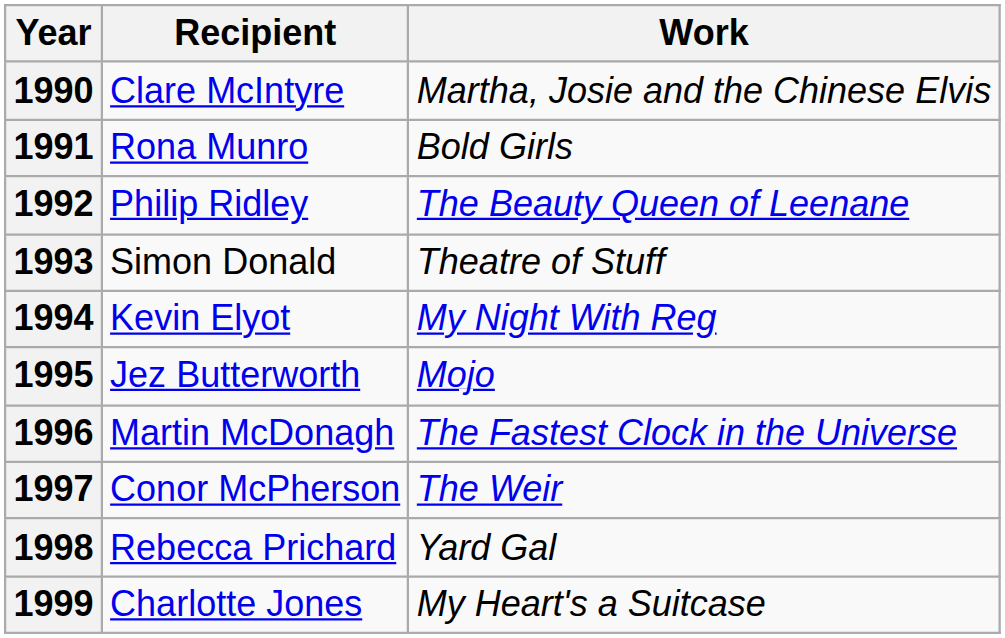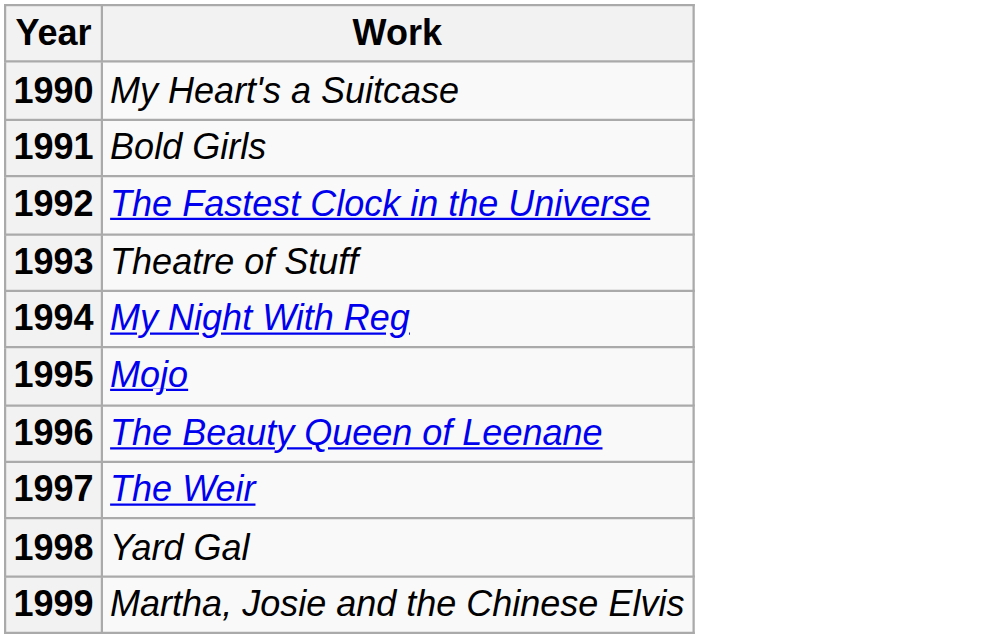- column: (255, 33)
(704, 90) Martha, Josie and the Chinese Elvis -> (285, 90) My Heart's a Suitcase
(663, 204) The Beauty Queen of Leenane -> (380, 204) The Fastest Clock in the Universe
(687, 432) The Fastest Clock in the Universe -> (356, 432) The Beauty Queen of Leenane
(591, 603) My Heart's a Suitcase -> (397, 603) Martha, Josie and the Chinese Elvis
